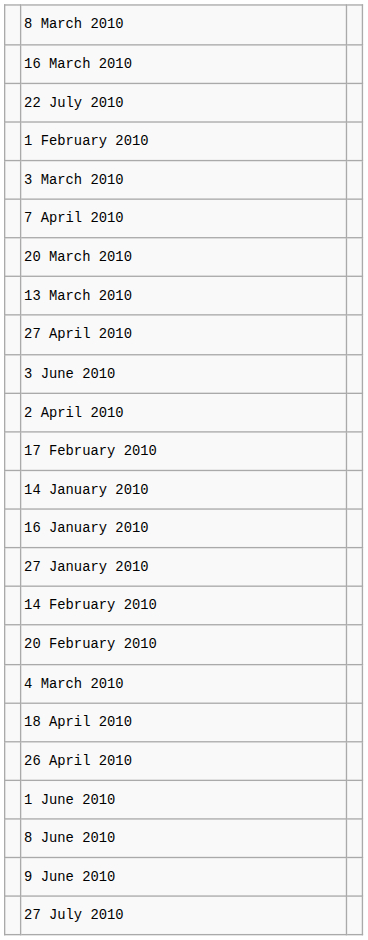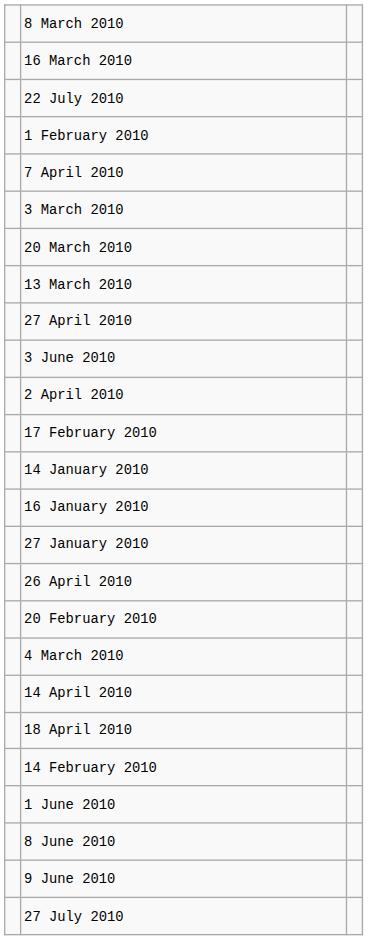rows swapped: (74, 180) <-> (74, 219)
rows swapped: (90, 606) <-> (78, 761)
+ row: (78, 693)
